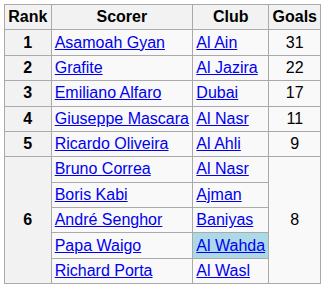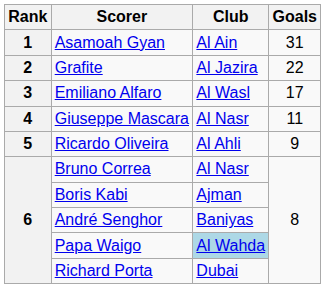(217, 93) Dubai -> (223, 93) Al Wasl
(223, 270) Al Wasl -> (217, 270) Dubai
